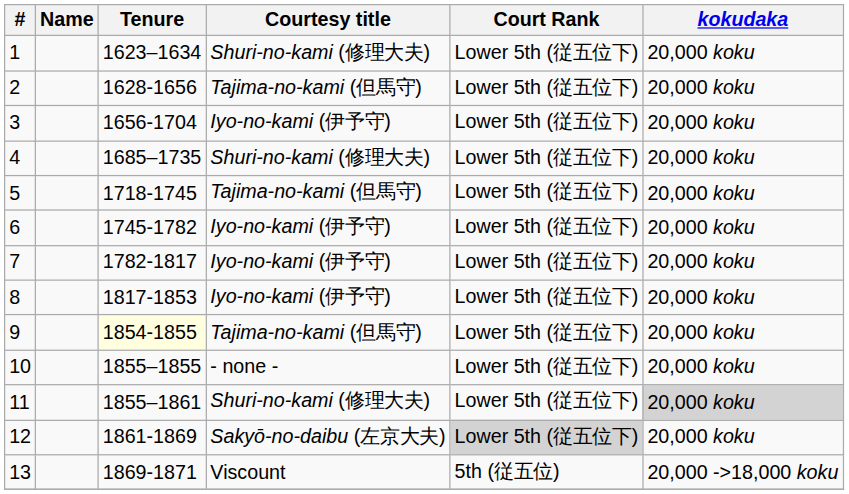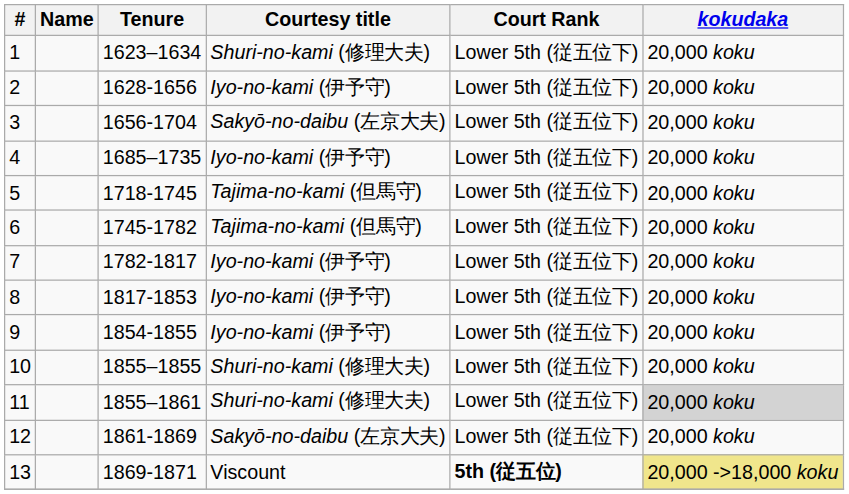(316, 87) Tajima-no-kami (但馬守) -> (301, 87) Iyo-no-kami (伊予守)
(301, 122) Iyo-no-kami (伊予守) -> (328, 122) Sakyō-no-daibu (左京大夫)
(320, 157) Shuri-no-kami (修理大夫) -> (301, 157) Iyo-no-kami (伊予守)
(301, 227) Iyo-no-kami (伊予守) -> (316, 227) Tajima-no-kami (但馬守)
(150, 332) lightyellow background -> (150, 332) no background
(316, 331) Tajima-no-kami (但馬守) -> (301, 331) Iyo-no-kami (伊予守)
(244, 367) - none - -> (320, 366) Shuri-no-kami (修理大夫)
(546, 436) lightgrey background -> (546, 436) no background
(507, 471) normal -> (508, 471) bold
(743, 471) no background -> (743, 471) khaki background
